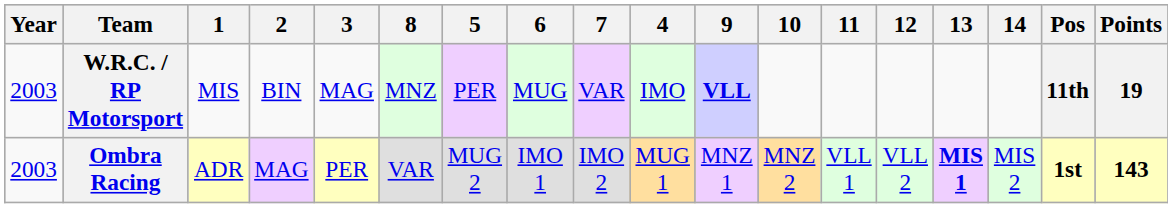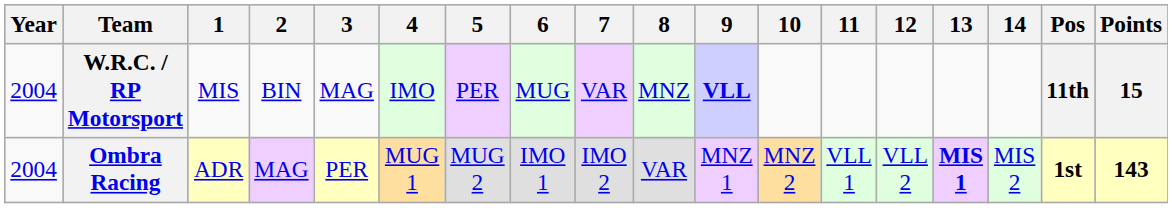columns swapped: (663, 24) <-> (411, 24)
(34, 90) 2003 -> (34, 90) 2004
(1131, 90) 19 -> (1131, 90) 15
(34, 169) 2003 -> (34, 169) 2004
